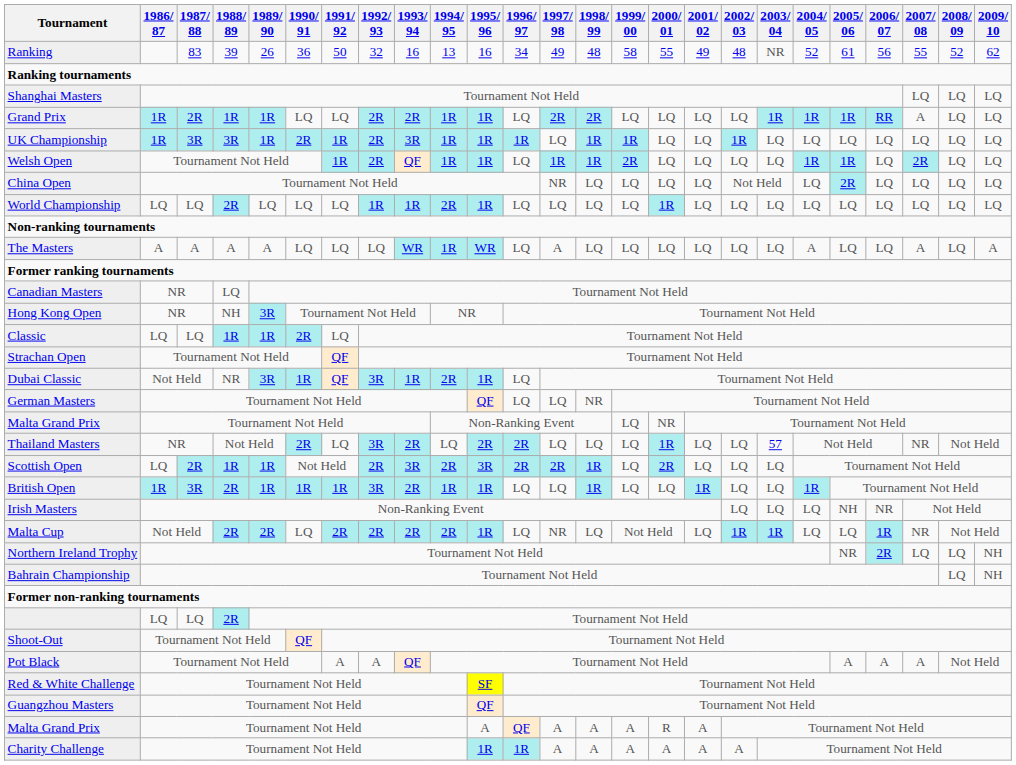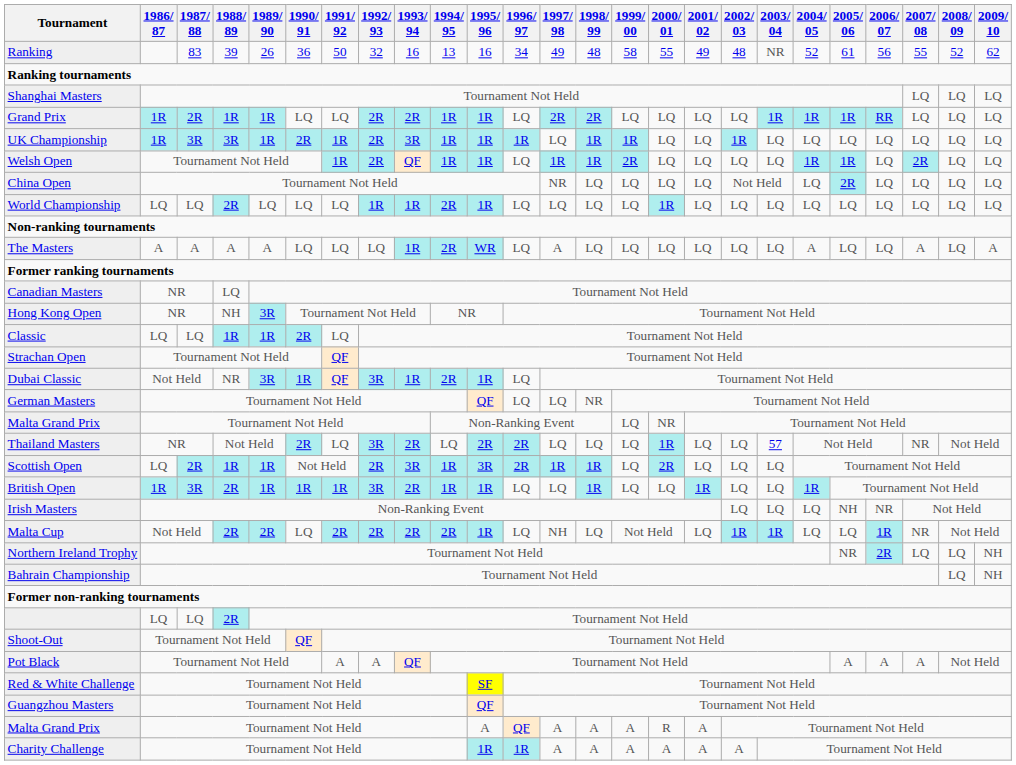(920, 117) A -> (920, 117) LQ
(413, 248) WR -> (413, 248) 1R
(449, 248) 1R -> (449, 248) 2R
(449, 465) 2R -> (449, 465) 1R
(558, 465) 2R -> (558, 465) 1R
(558, 531) NR -> (558, 531) NH
